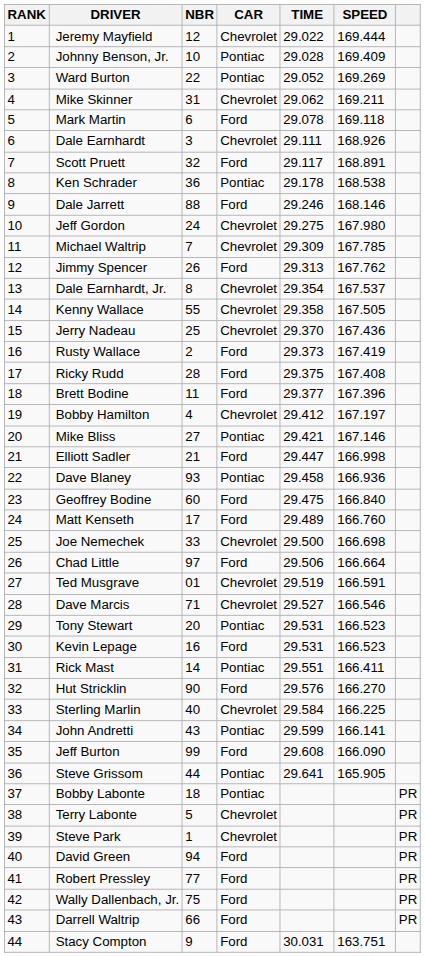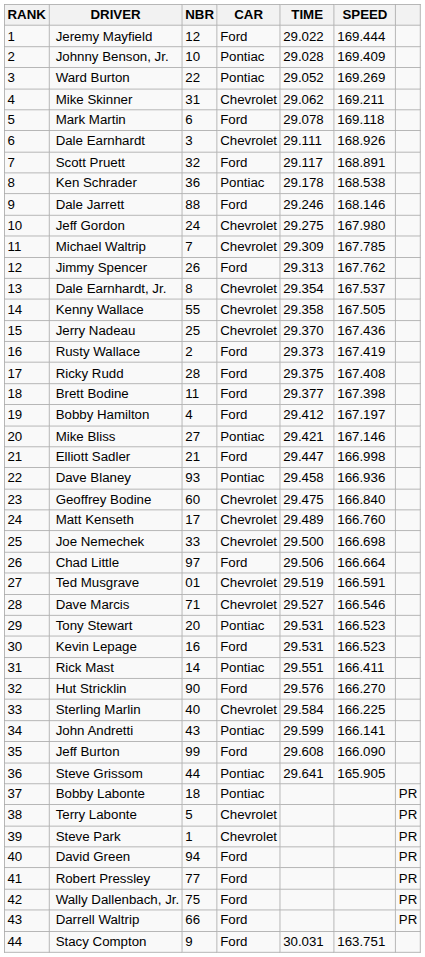(249, 36) Chevrolet -> (234, 36) Ford
(365, 394) 167.396 -> (365, 394) 167.398
(249, 415) Chevrolet -> (234, 415) Ford
(234, 499) Ford -> (249, 499) Chevrolet
(234, 520) Ford -> (249, 520) Chevrolet
